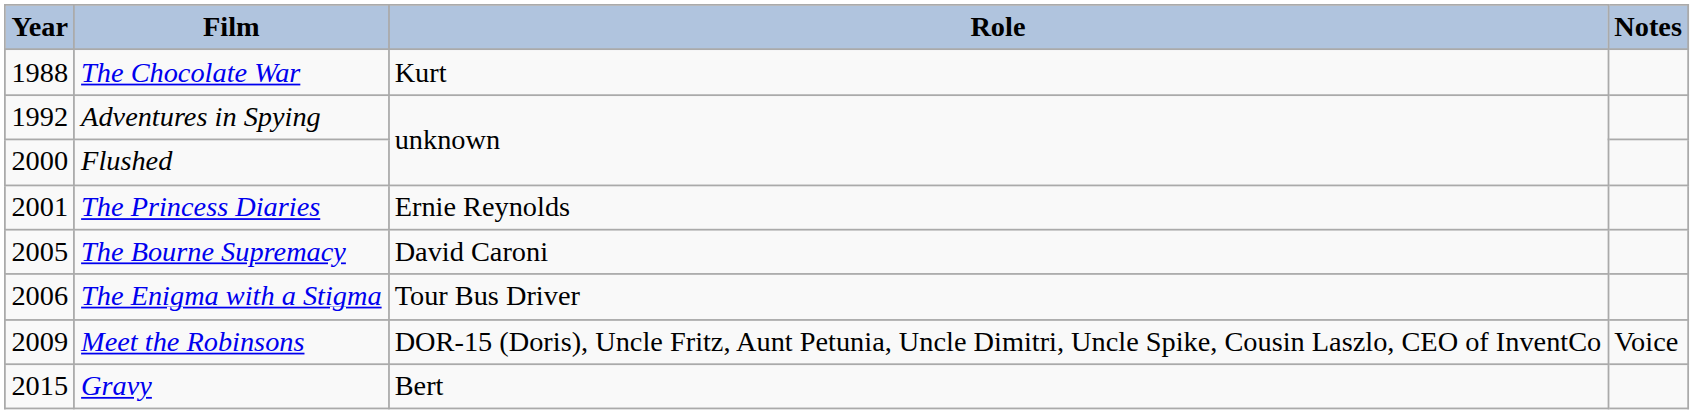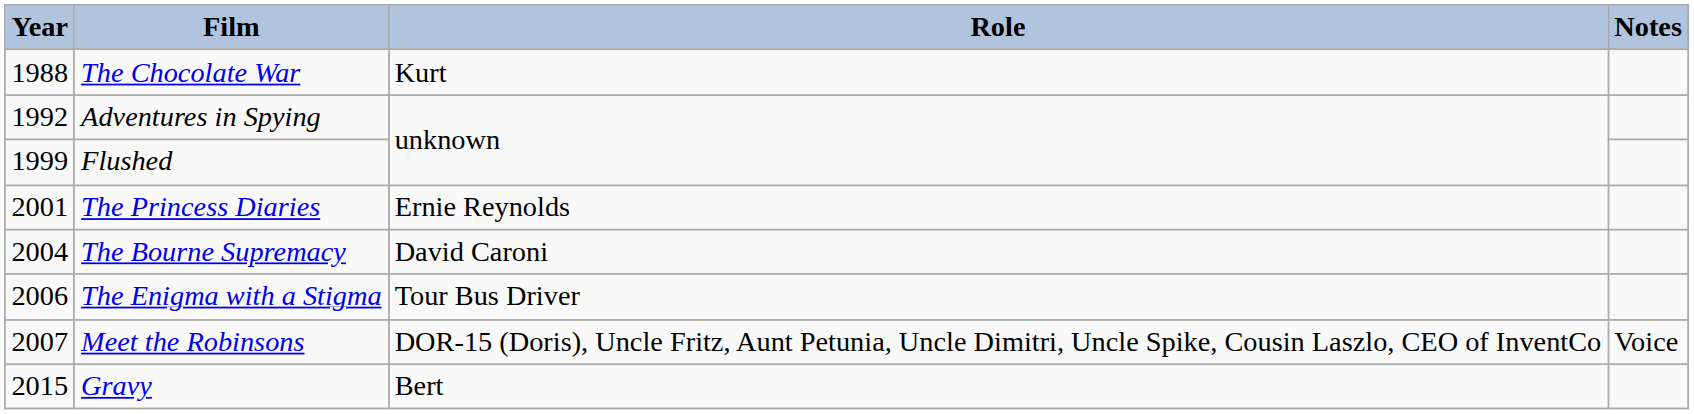(40, 161) 2000 -> (40, 161) 1999
(40, 251) 2005 -> (40, 251) 2004
(40, 341) 2009 -> (40, 341) 2007
